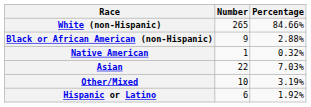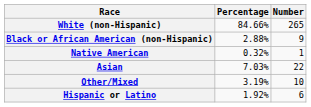columns swapped: (233, 11) <-> (278, 11)
